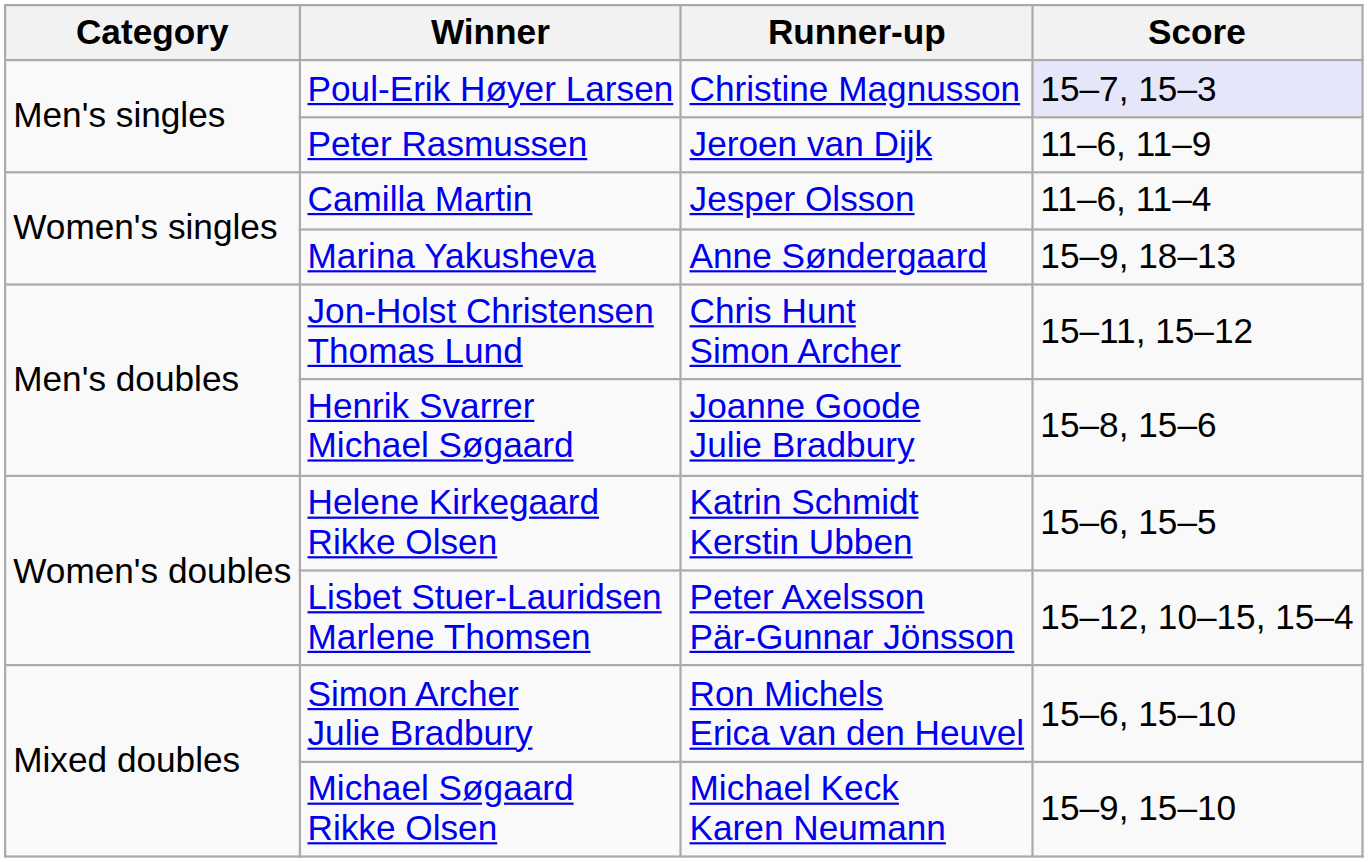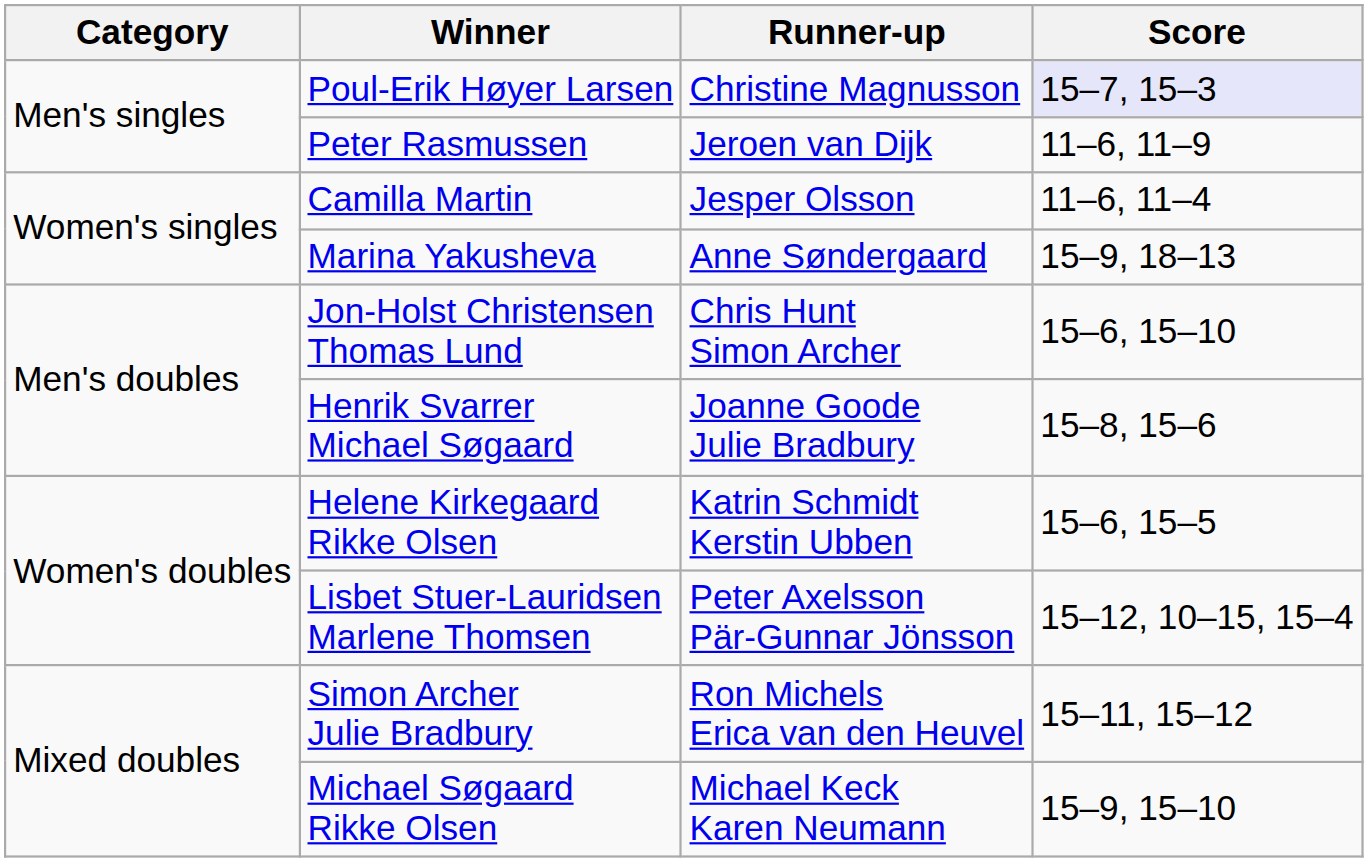(1147, 331) 15–11, 15–12 -> (1138, 331) 15–6, 15–10
(1138, 713) 15–6, 15–10 -> (1147, 713) 15–11, 15–12
